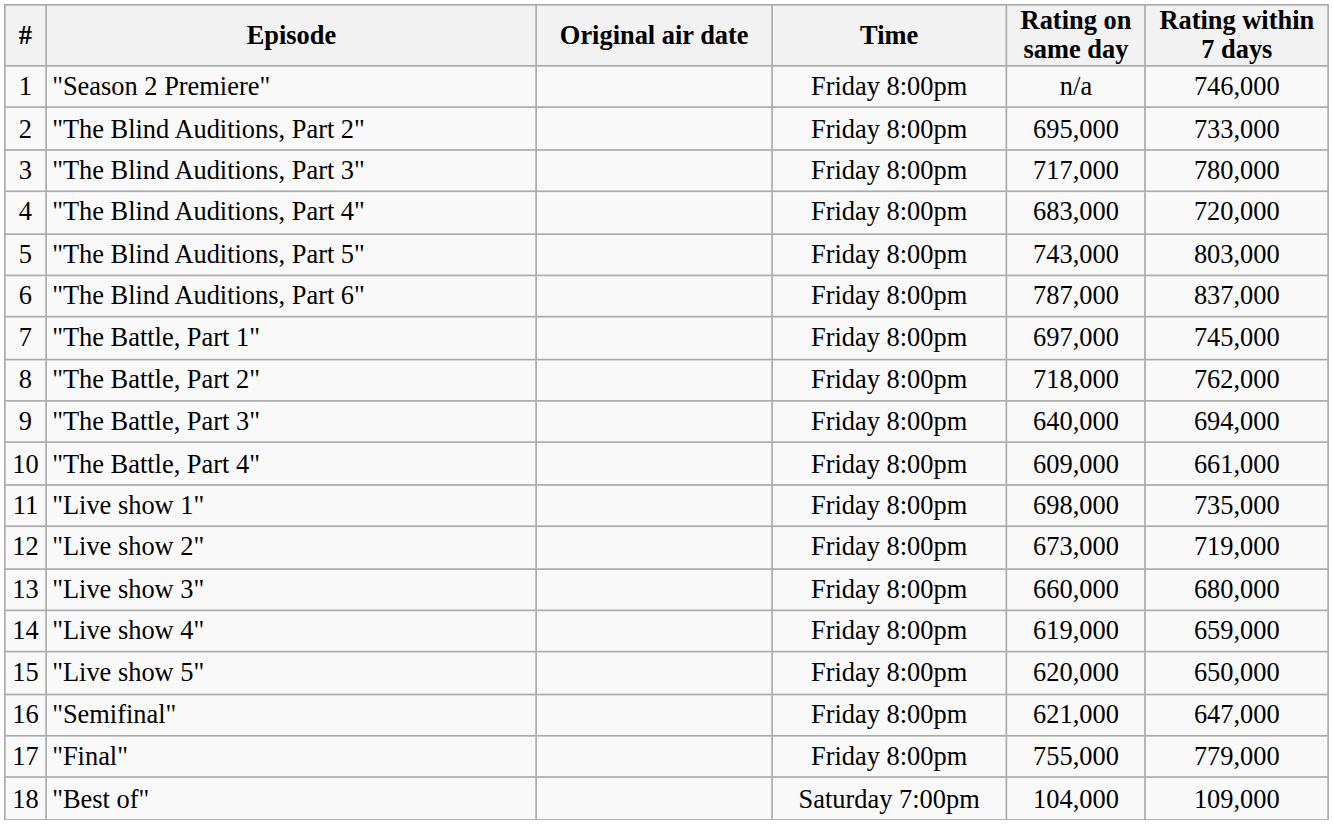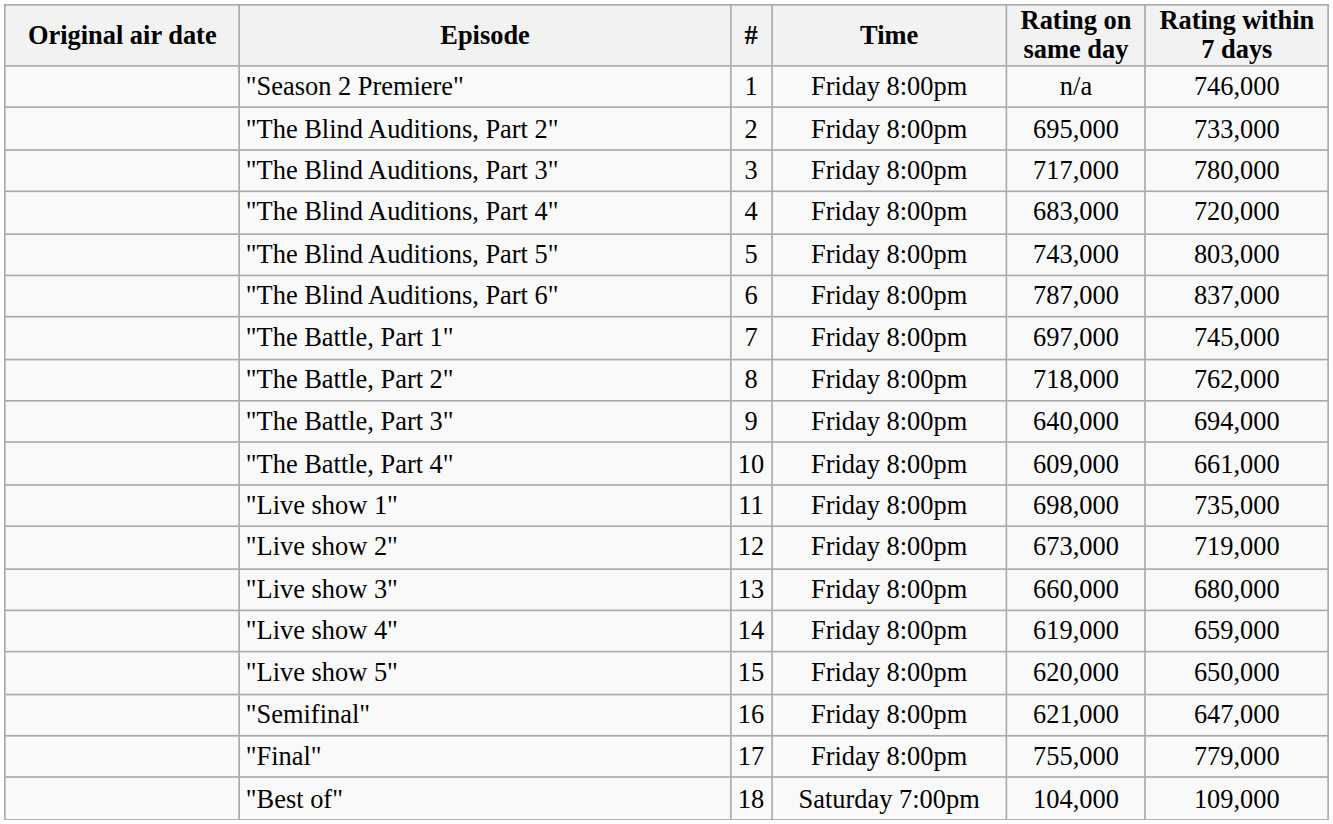columns swapped: (25, 35) <-> (654, 35)
